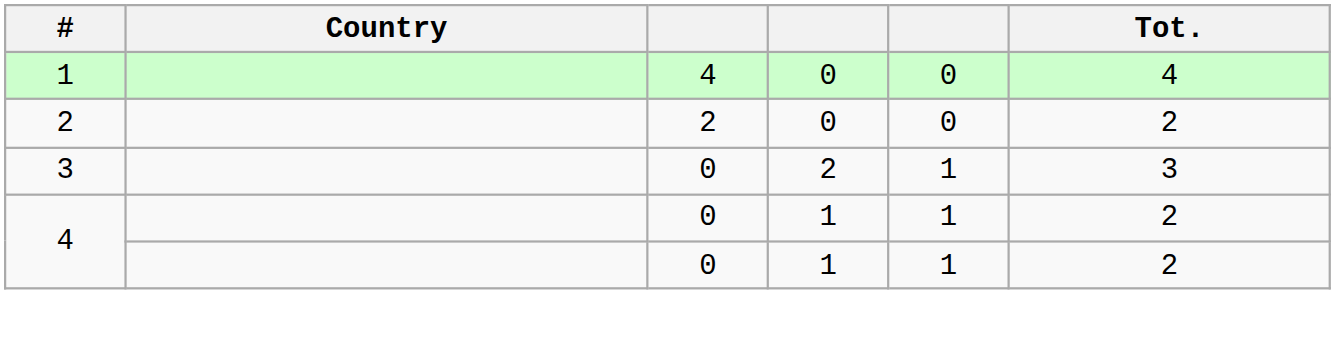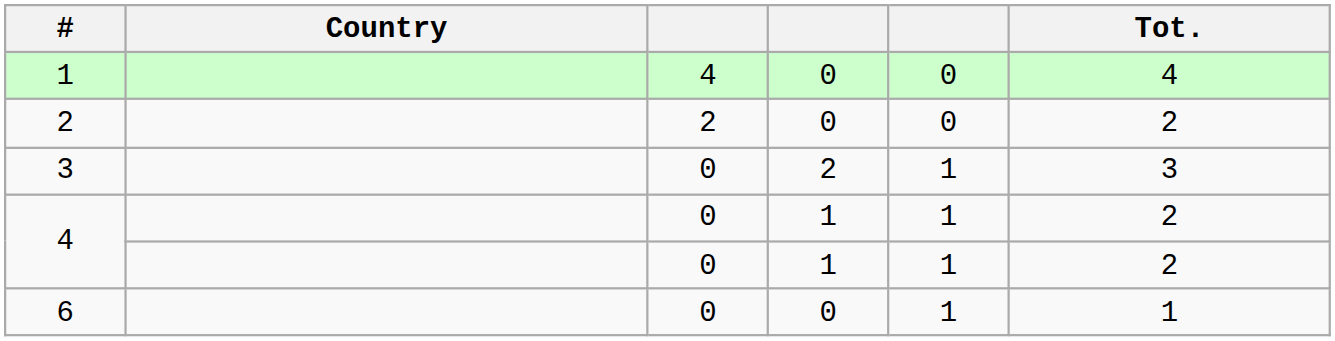+ row: (65, 312)
